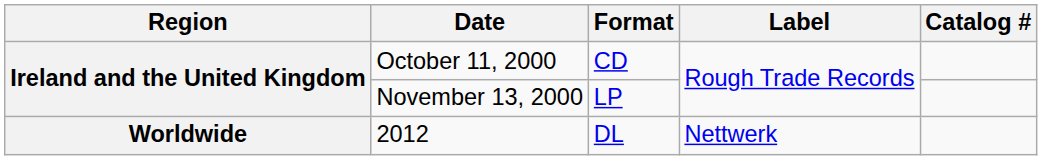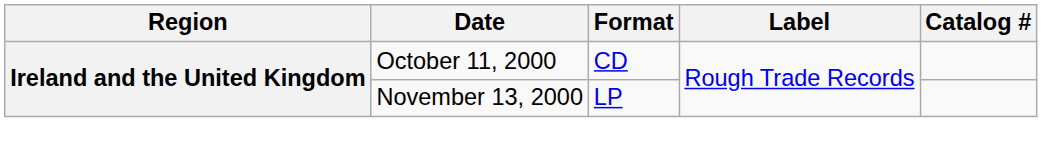- row: (403, 135)
